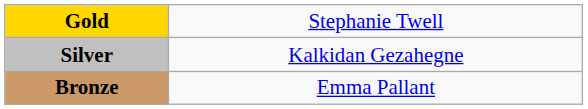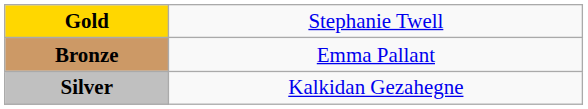rows swapped: (87, 54) <-> (87, 87)
